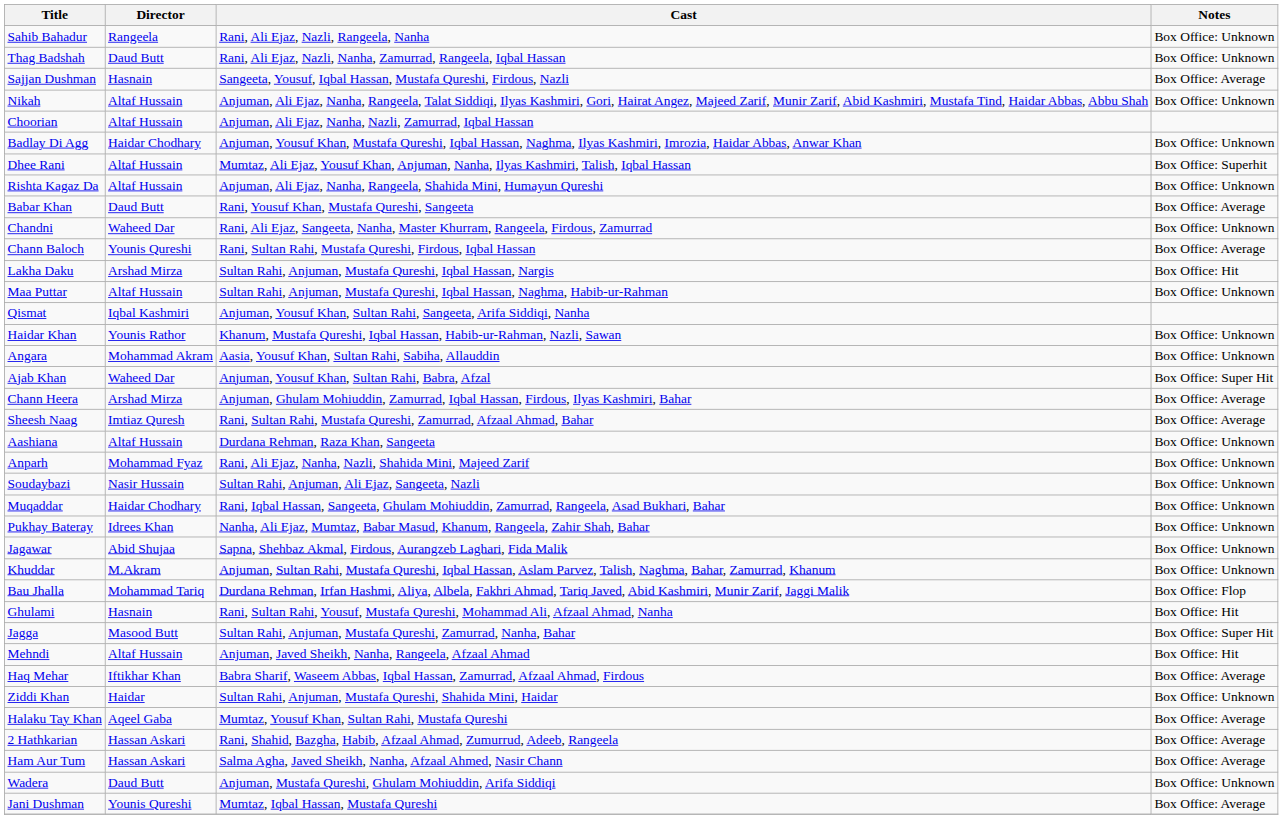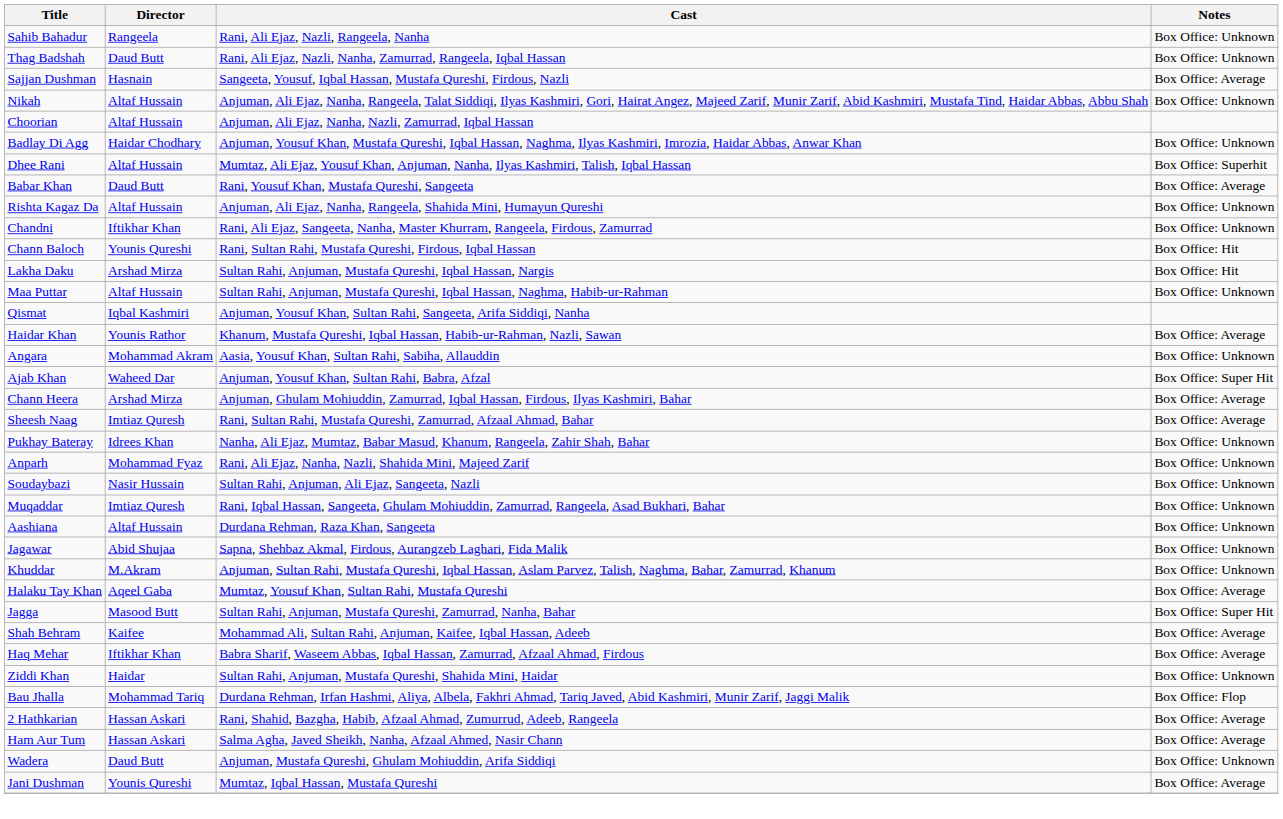rows swapped: (53, 185) <-> (40, 206)
(141, 228) Waheed Dar -> (144, 228) Iftikhar Khan
(1210, 249) Box Office: Average -> (1196, 249) Box Office: Hit
(1214, 334) Box Office: Unknown -> (1210, 334) Box Office: Average
rows swapped: (33, 441) <-> (50, 526)
(155, 505) Haidar Chodhary -> (146, 505) Imtiaz Quresh
rows swapped: (36, 590) <-> (55, 718)
- row: (31, 611)
- row: (28, 654)
+ row: (44, 633)
